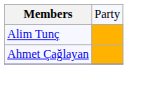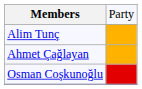+ row: (55, 74)
